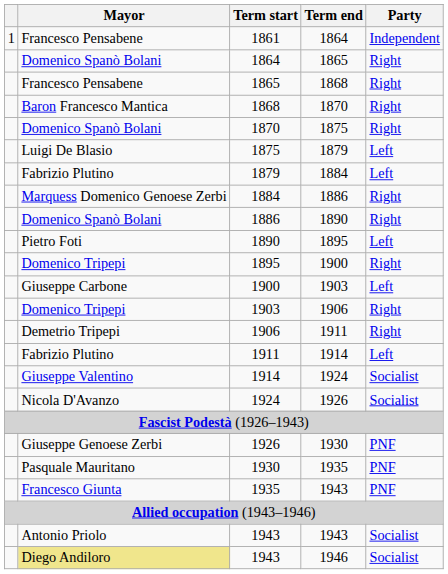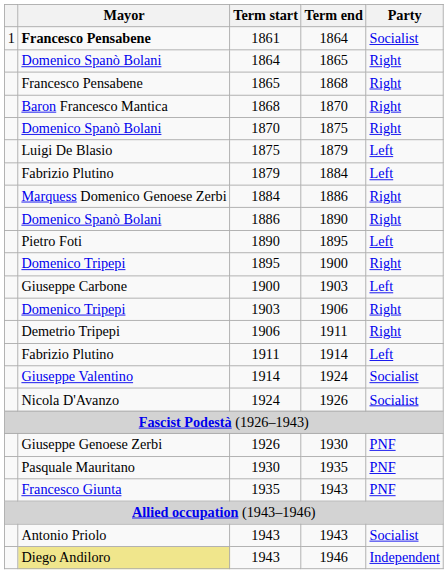(82, 38) normal -> (86, 38) bold
(405, 38) Independent -> (394, 38) Socialist
(394, 557) Socialist -> (405, 557) Independent
